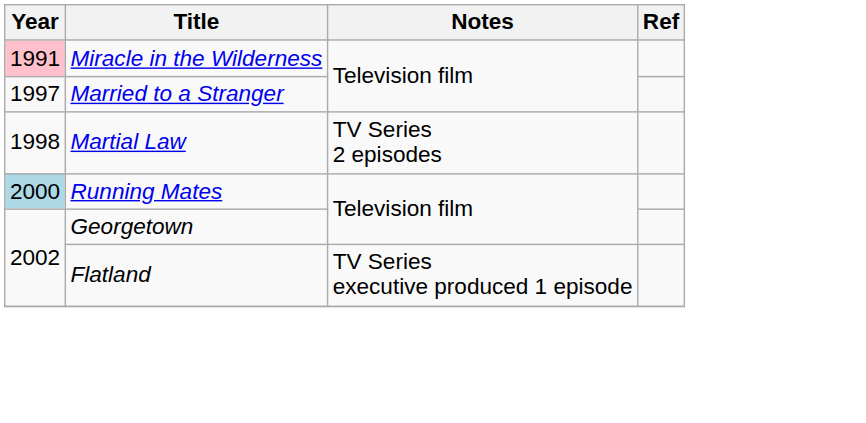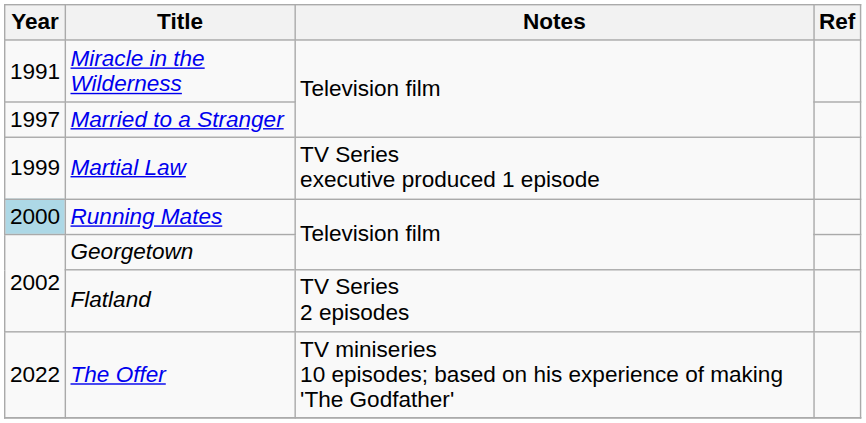(35, 58) pink background -> (35, 70) no background
(35, 142) 1998 -> (35, 167) 1999
(387, 142) TV Series 2 episodes -> (450, 167) TV Series executive produced 1 episode
(483, 275) TV Series executive produced 1 episode -> (355, 300) TV Series 2 episodes
+ row: (118, 374)
